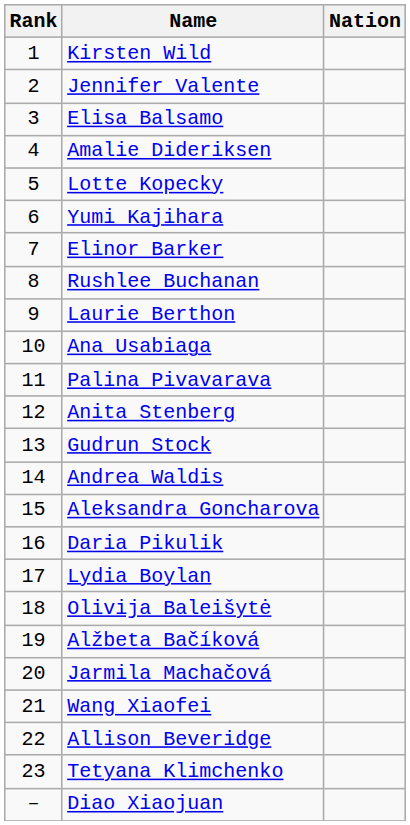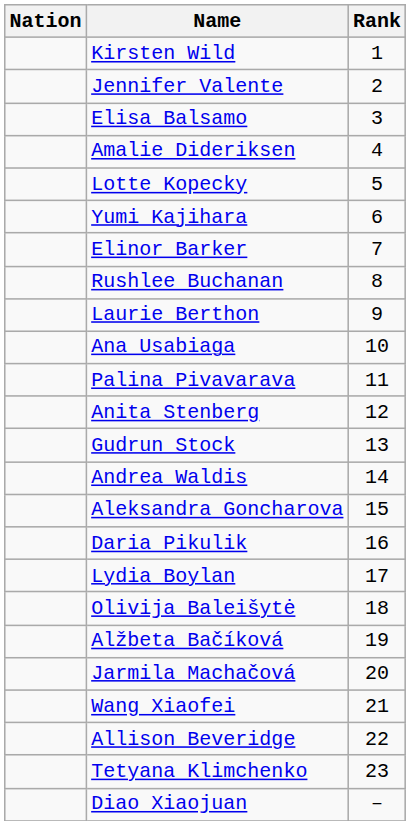columns swapped: (34, 21) <-> (365, 21)
